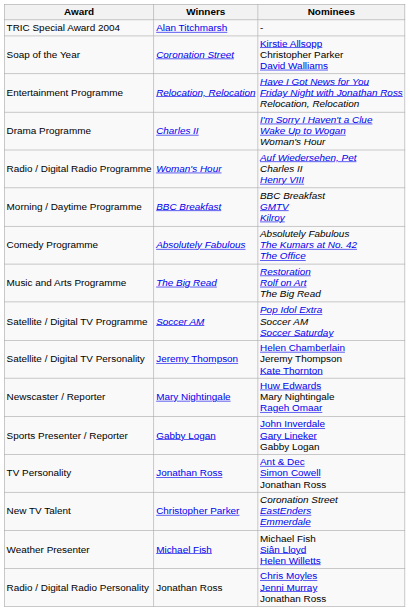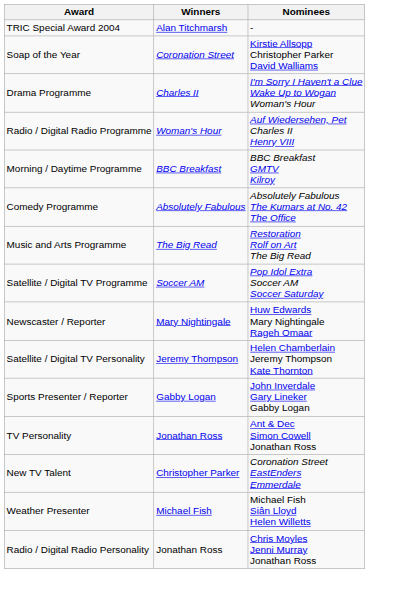- row: (65, 93)
rows swapped: (76, 359) <-> (56, 397)
